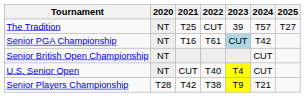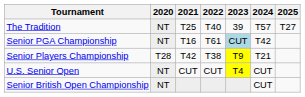(213, 27) CUT -> (213, 27) T40
rows swapped: (67, 85) <-> (78, 56)
(213, 71) T40 -> (213, 71) CUT
